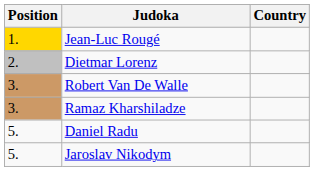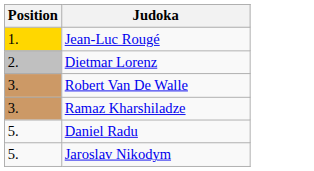- column: (280, 16)
